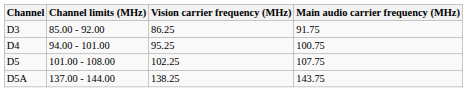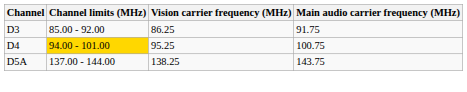(79, 45) no background -> (79, 45) gold background
- row: (13, 62)
